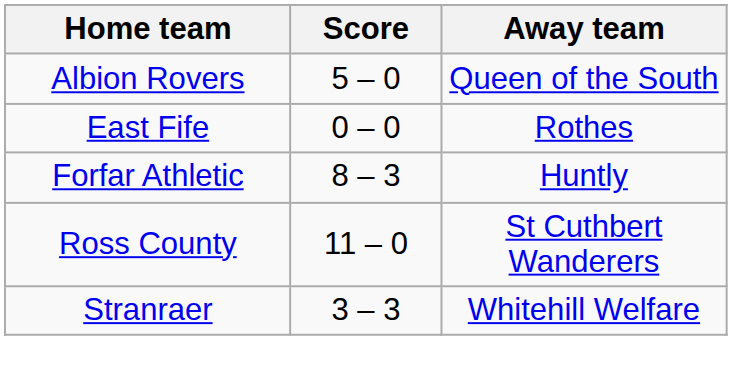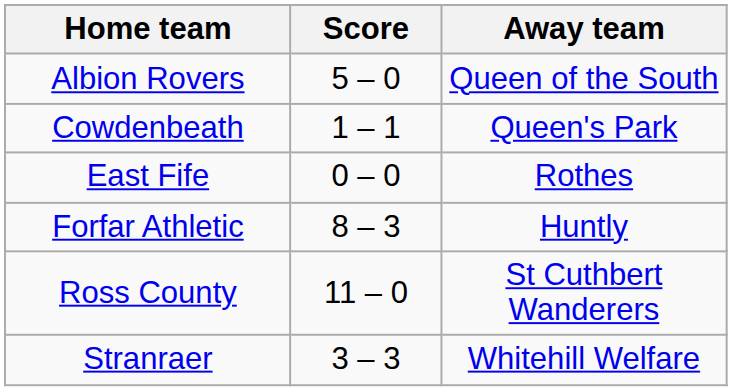+ row: (148, 127)
